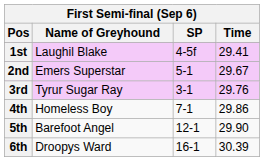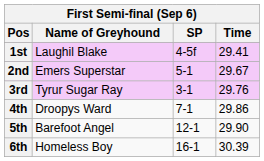(74, 109) Homeless Boy -> (73, 109) Droopys Ward
(73, 147) Droopys Ward -> (74, 147) Homeless Boy
